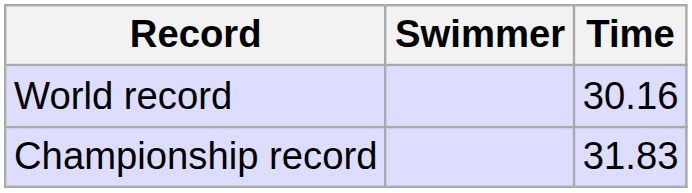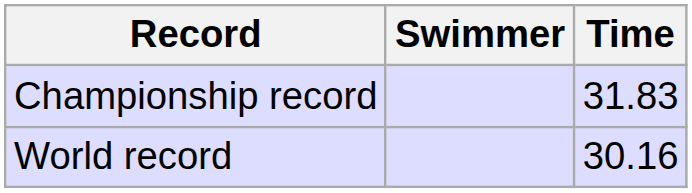rows swapped: (123, 95) <-> (196, 156)
